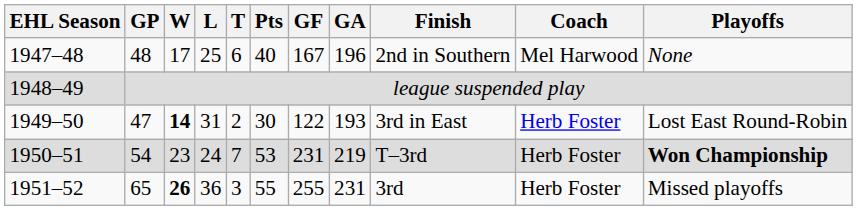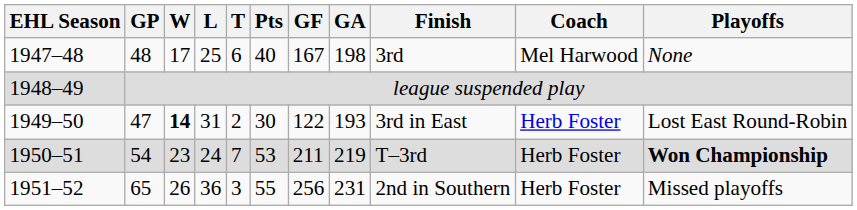(350, 54) 196 -> (350, 54) 198
(443, 54) 2nd in Southern -> (390, 54) 3rd
(309, 155) 231 -> (308, 155) 211
(180, 188) bold -> (180, 188) normal
(309, 188) 255 -> (309, 188) 256
(390, 188) 3rd -> (443, 188) 2nd in Southern
